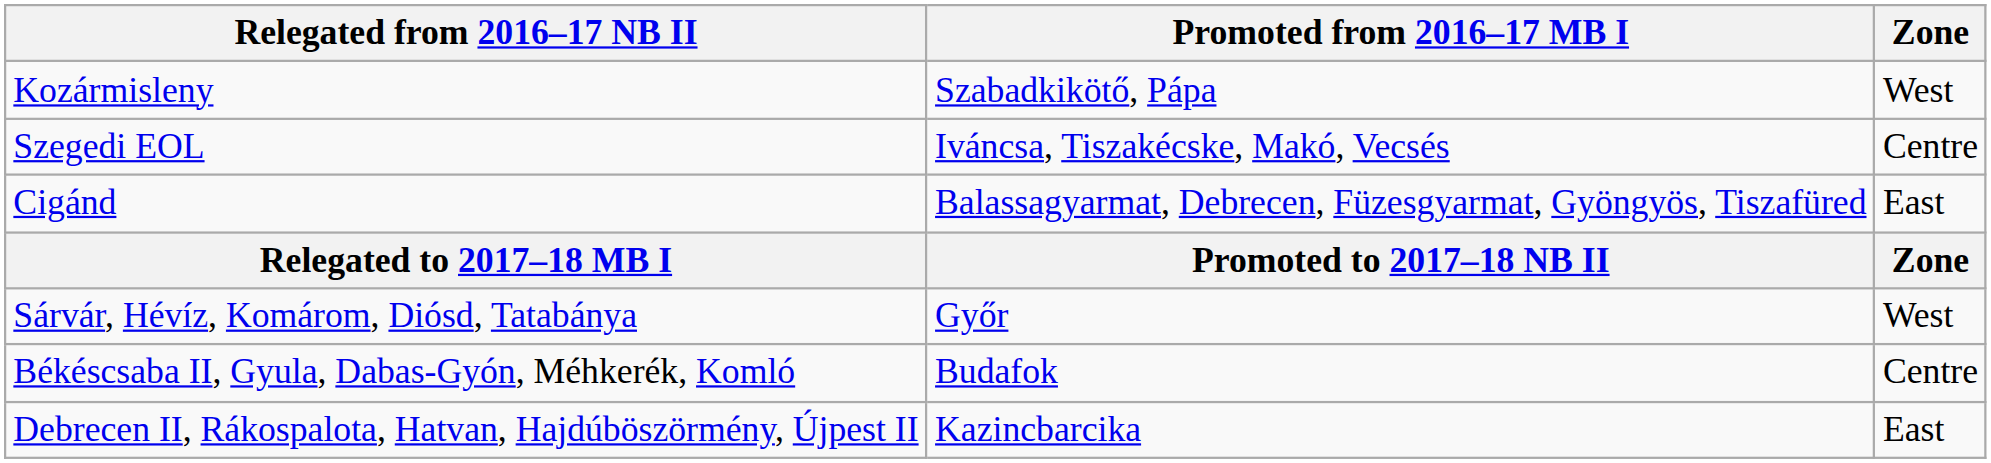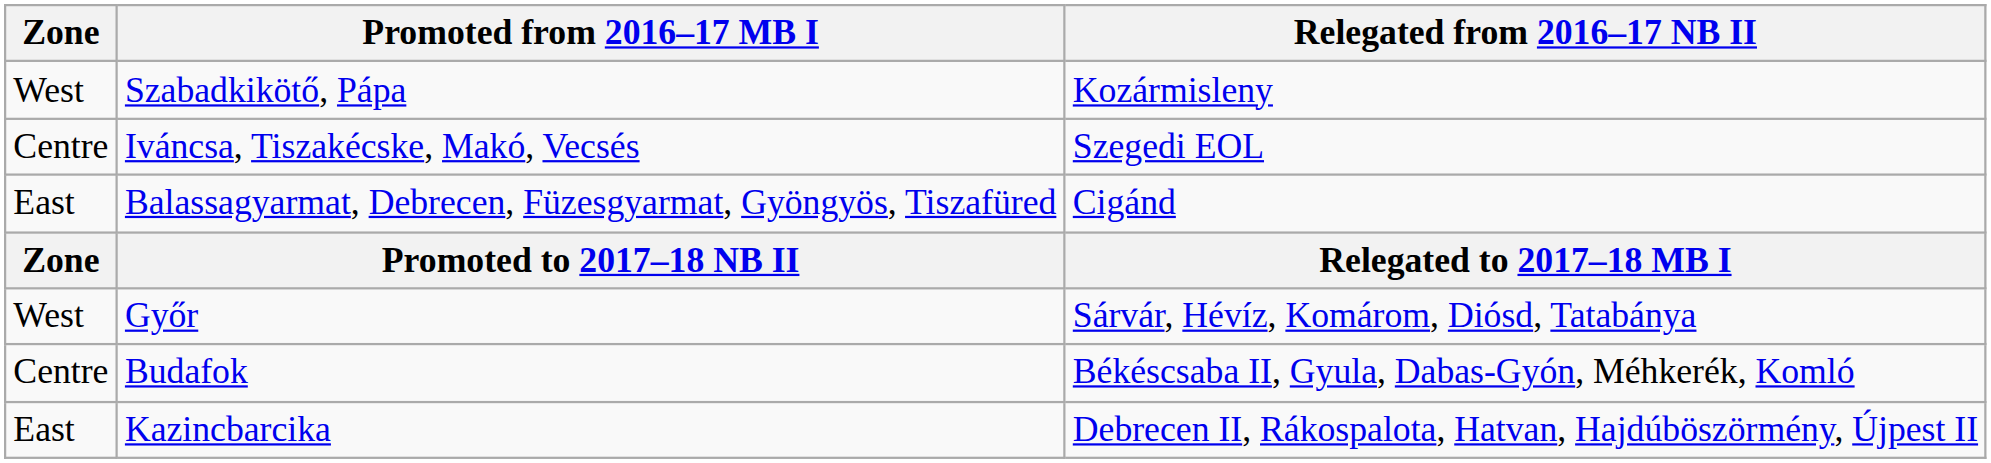columns swapped: (1930, 32) <-> (466, 32)
